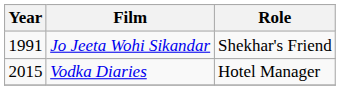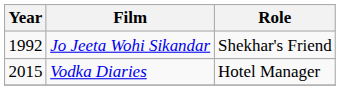(25, 44) 1991 -> (25, 44) 1992
